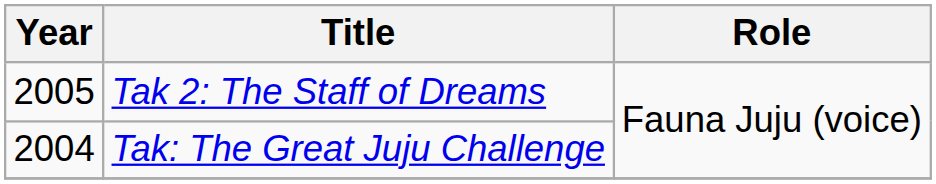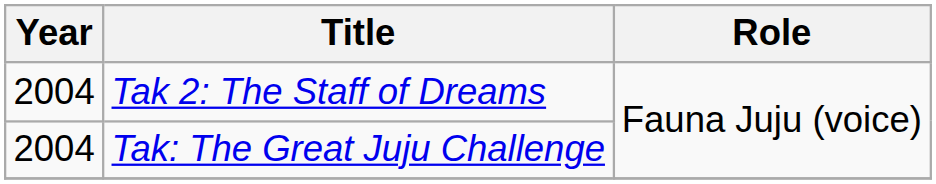(54, 91) 2005 -> (54, 91) 2004
